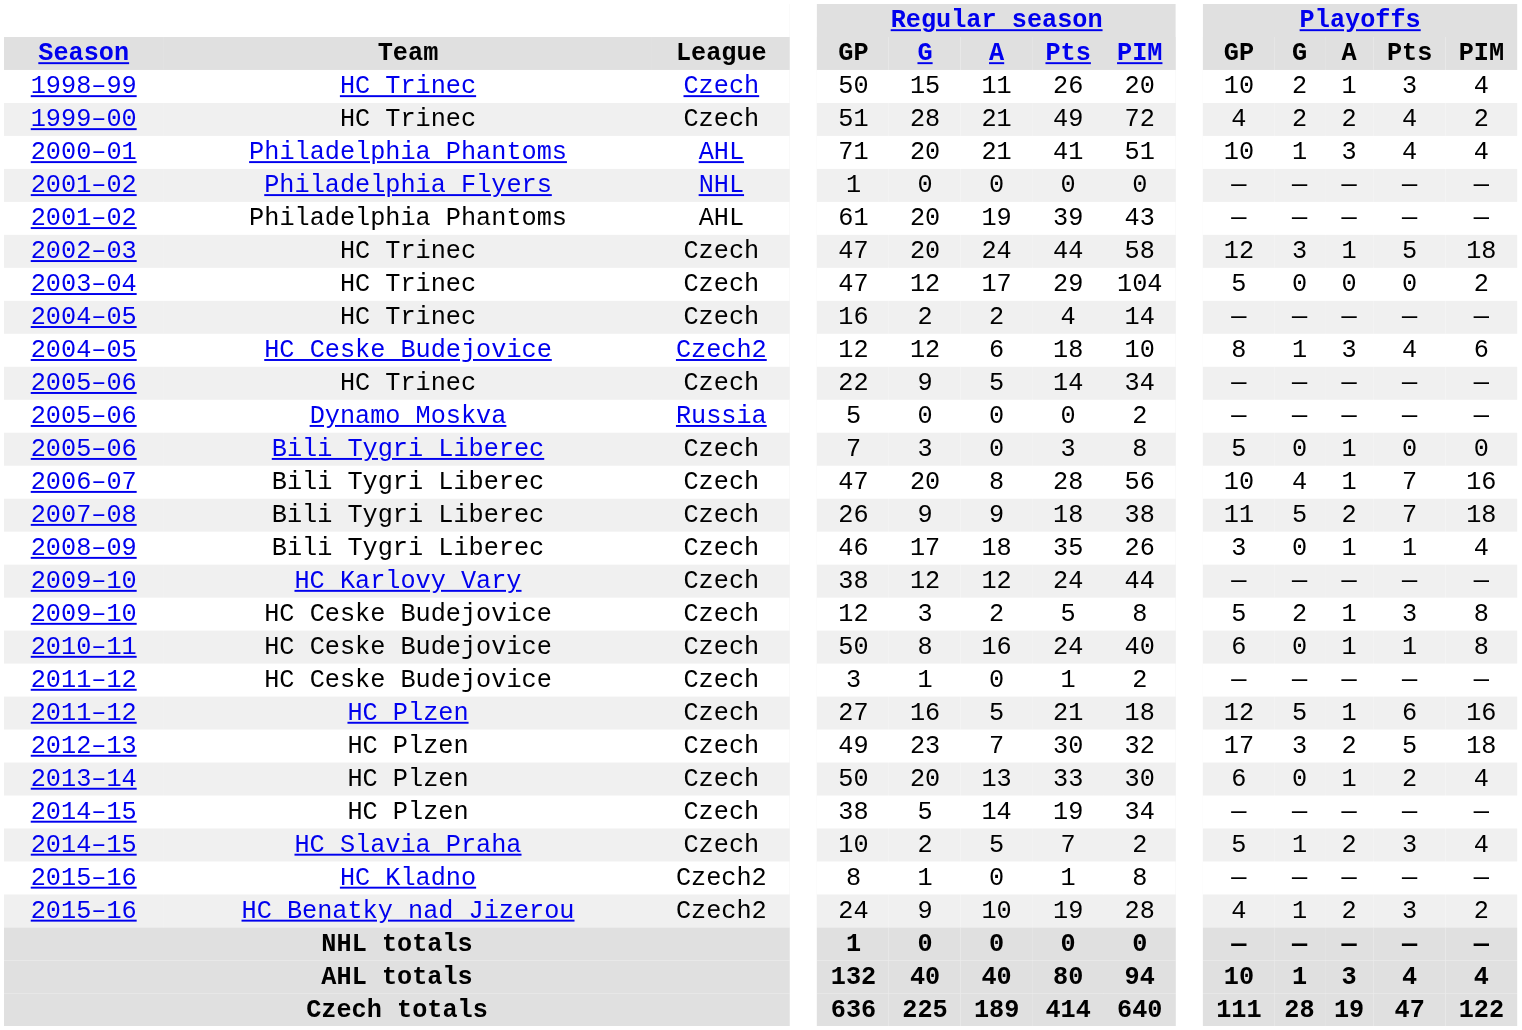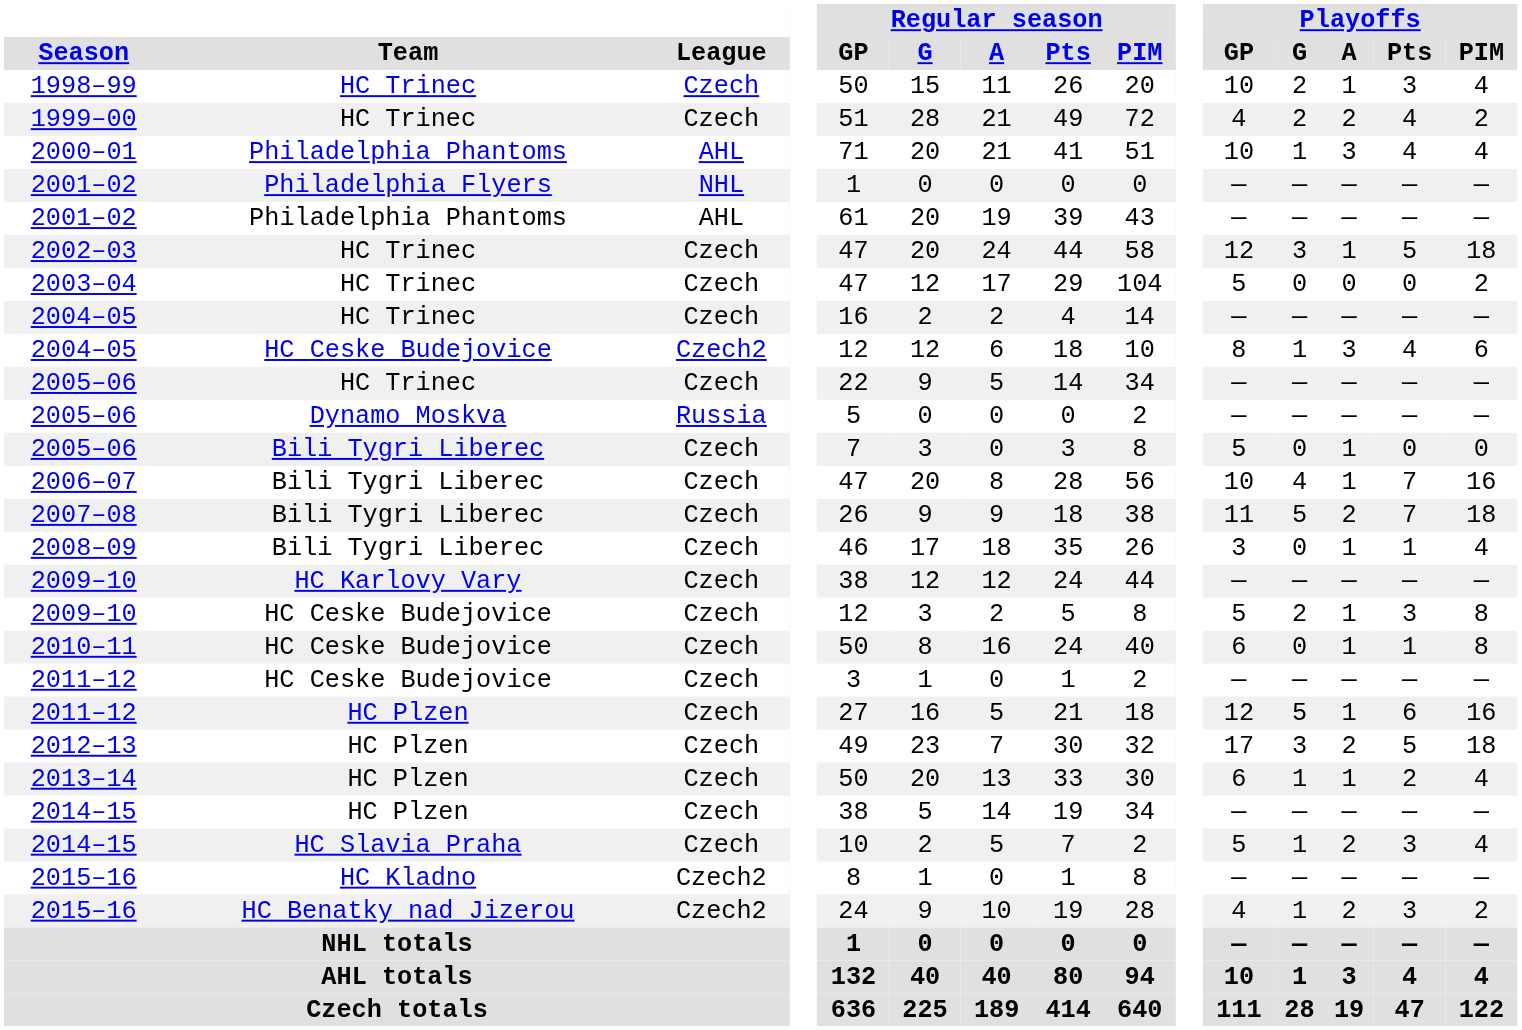(1300, 779) 0 -> (1300, 779) 1
